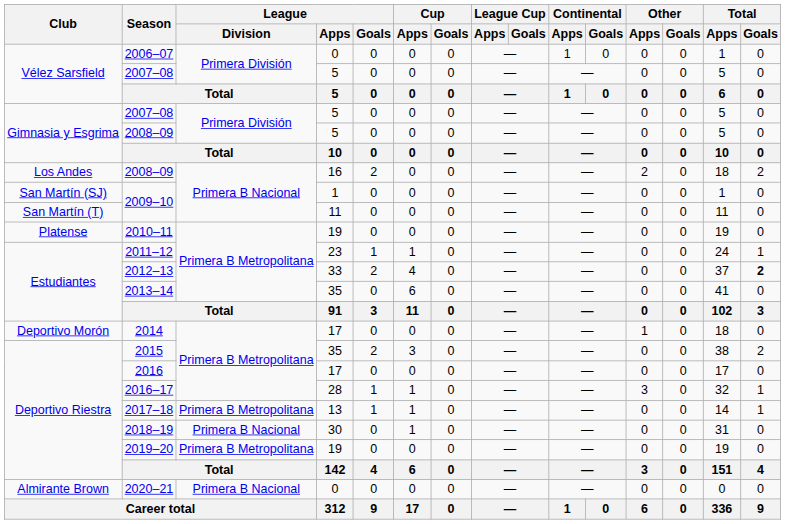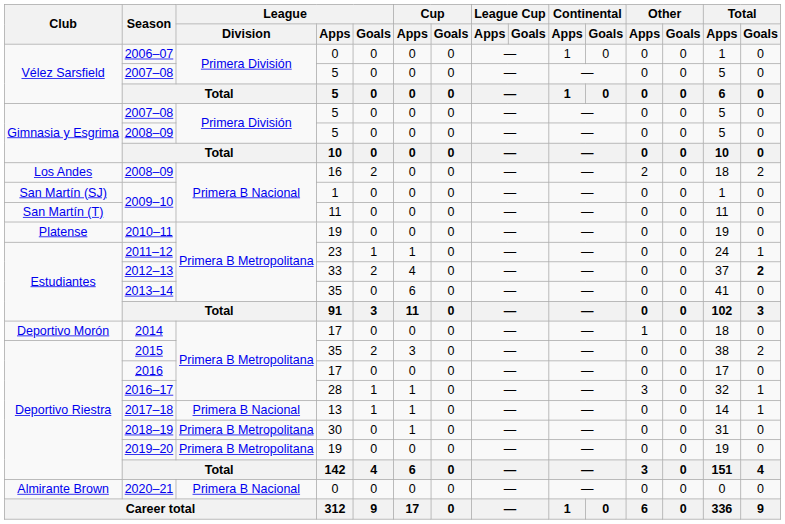(246, 410) Primera B Metropolitana -> (246, 410) Primera B Nacional
(246, 430) Primera B Nacional -> (246, 430) Primera B Metropolitana
